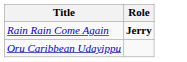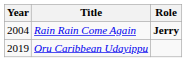+ column: (18, 13)
